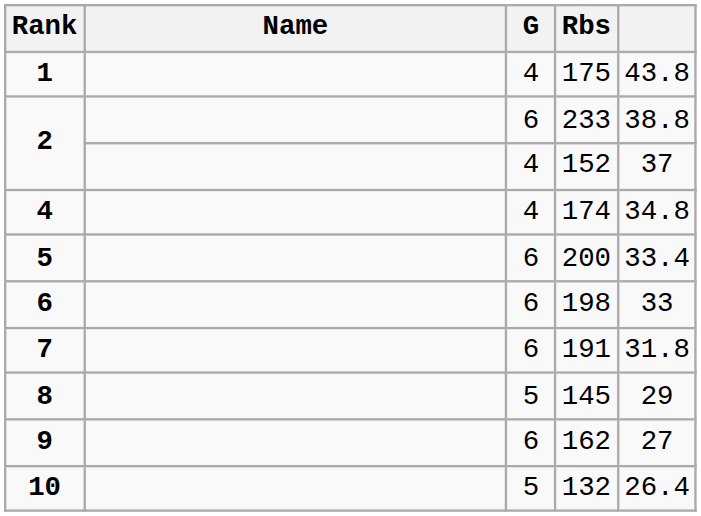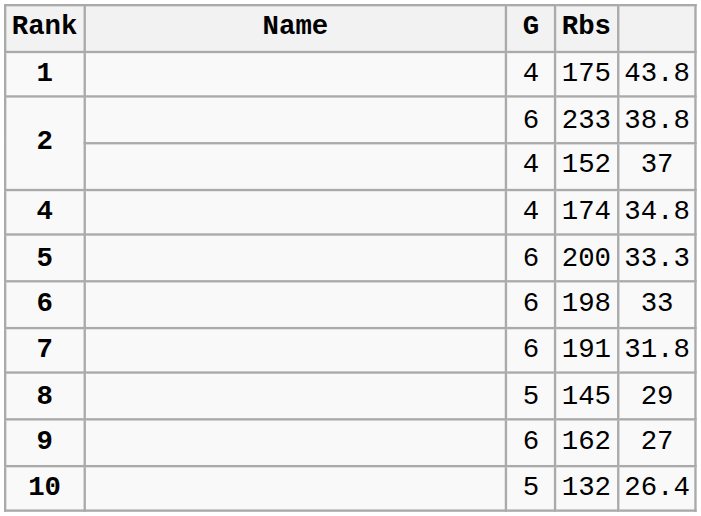(657, 258) 33.4 -> (657, 258) 33.3
